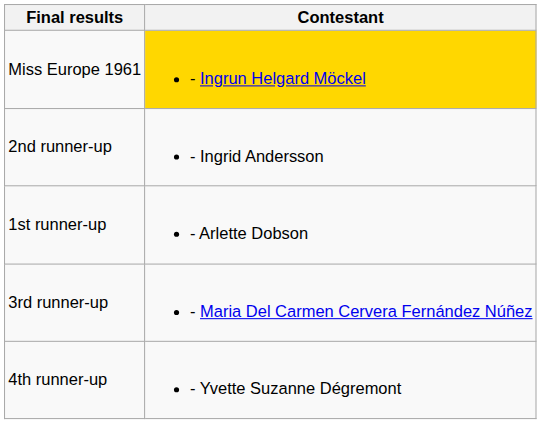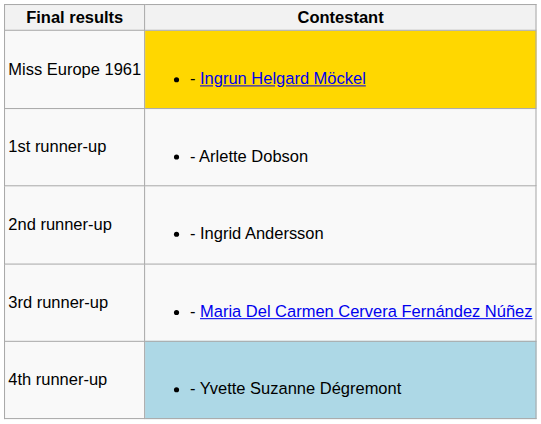rows swapped: (57, 224) <-> (60, 147)
(341, 389) no background -> (341, 389) lightblue background
